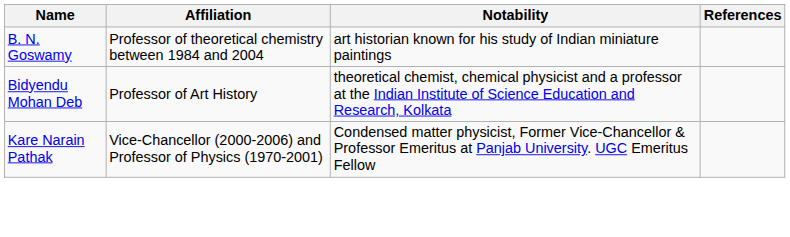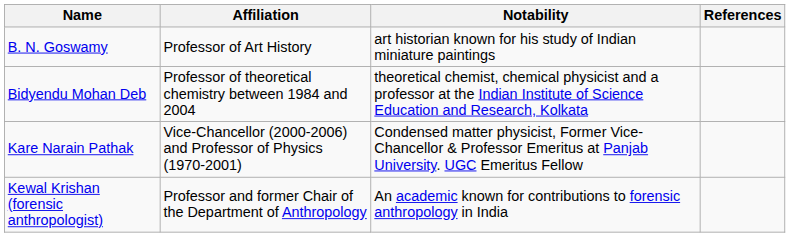(216, 46) Professor of theoretical chemistry between 1984 and 2004 -> (237, 46) Professor of Art History
(183, 93) Professor of Art History -> (256, 93) Professor of theoretical chemistry between 1984 and 2004
+ row: (55, 204)
